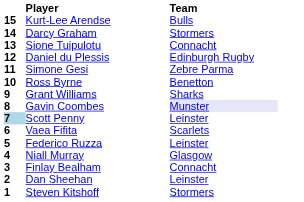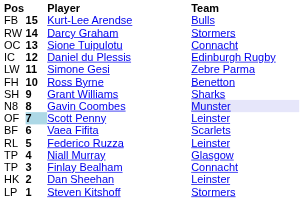+ column: (14, 8)
